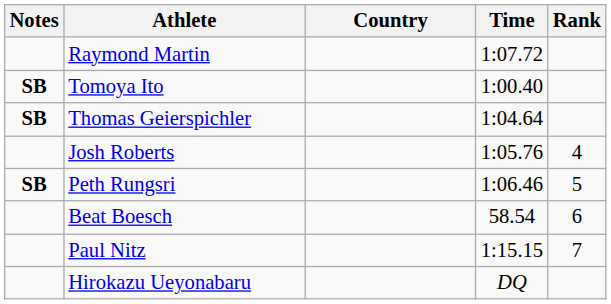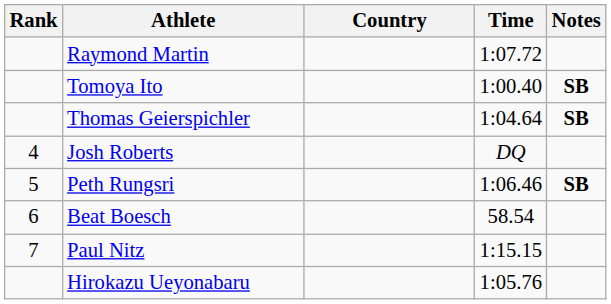columns swapped: (577, 20) <-> (34, 20)
(512, 151) 1:05.76 -> (511, 151) DQ
(512, 282) DQ -> (511, 282) 1:05.76
